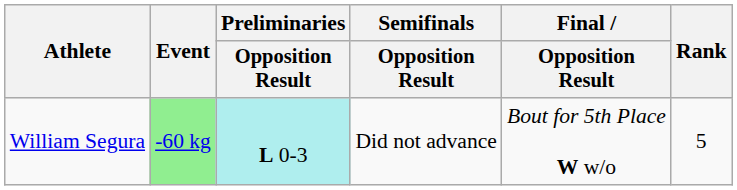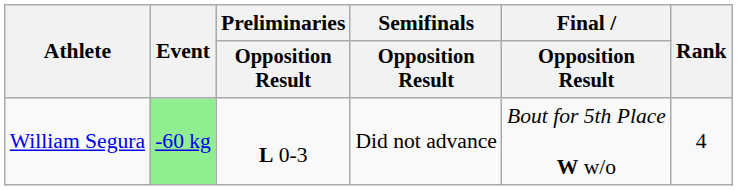(283, 154) paleturquoise background -> (283, 154) no background
(701, 141) 5 -> (701, 141) 4
